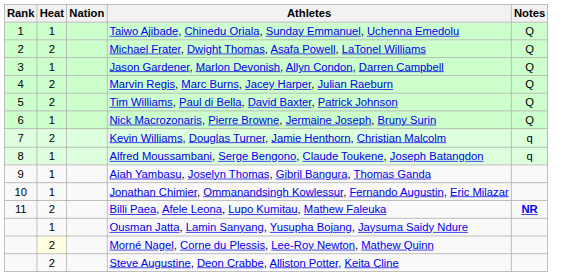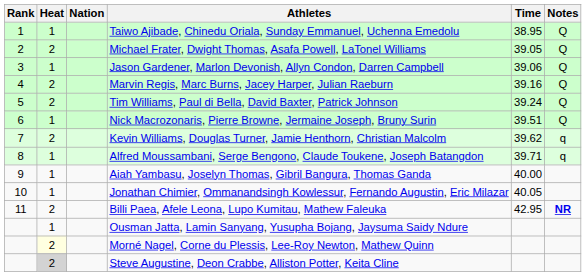+ column: (528, 13)
(52, 263) no background -> (52, 263) lightgrey background
